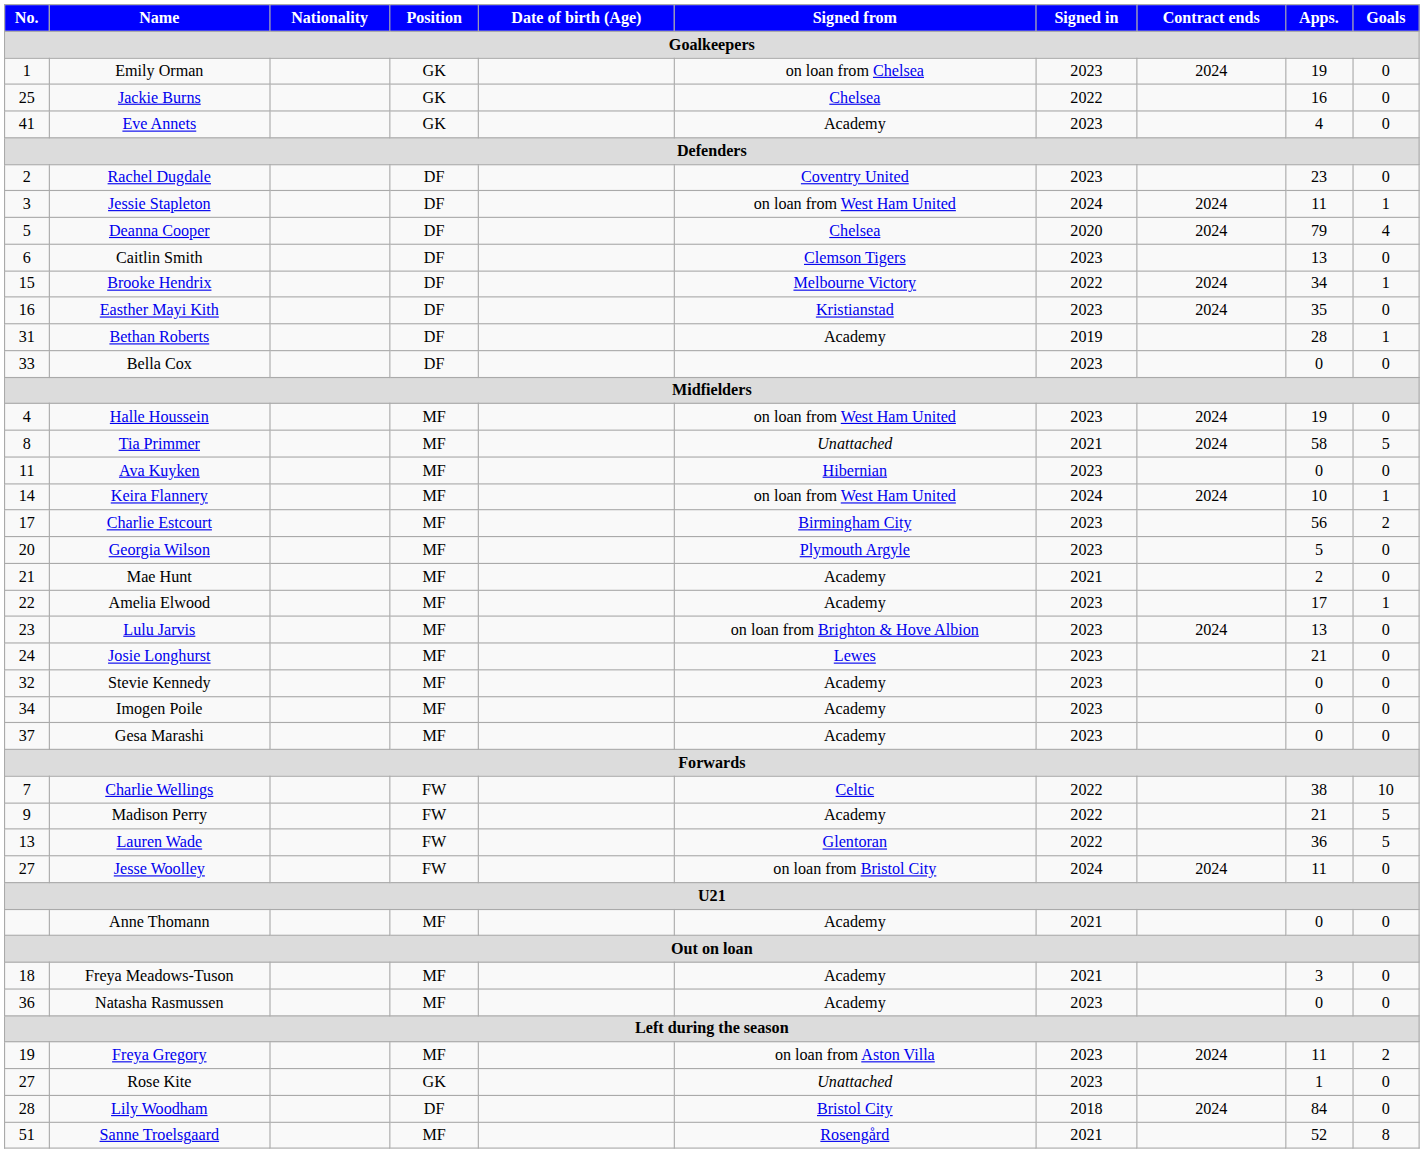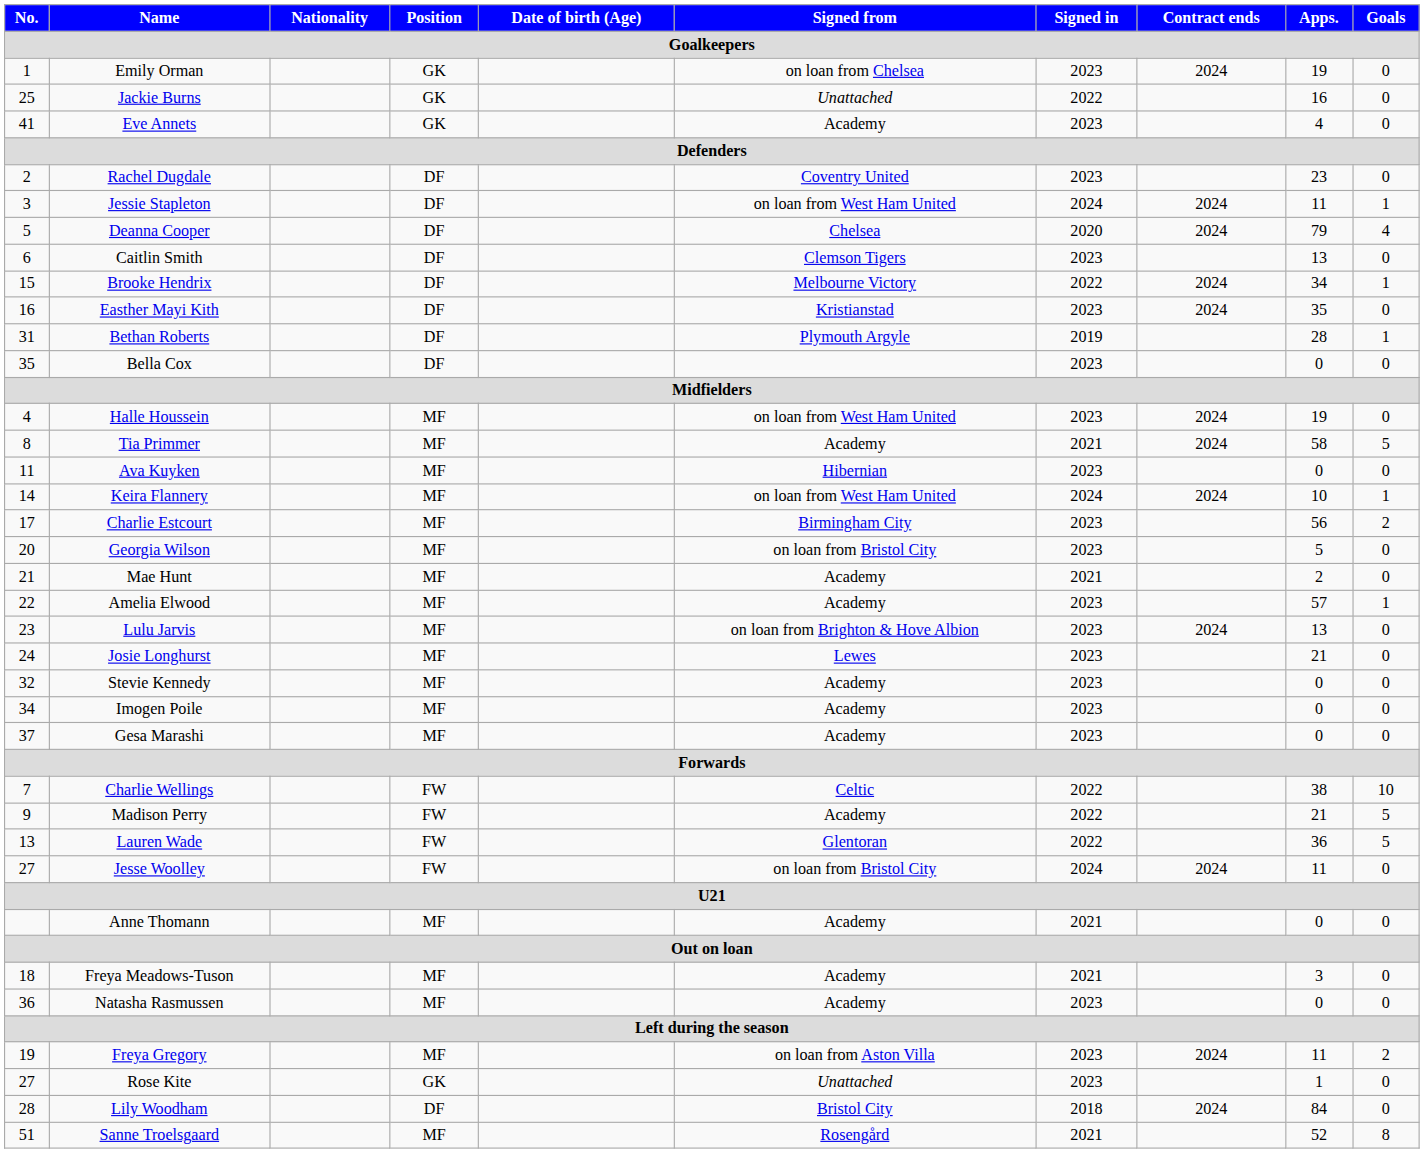(855, 97) Chelsea -> (855, 97) Unattached
(855, 337) Academy -> (855, 337) Plymouth Argyle
(27, 363) 33 -> (27, 363) 35
(855, 443) Unattached -> (855, 443) Academy
(855, 550) Plymouth Argyle -> (855, 550) on loan from Bristol City
(1319, 603) 17 -> (1319, 603) 57
